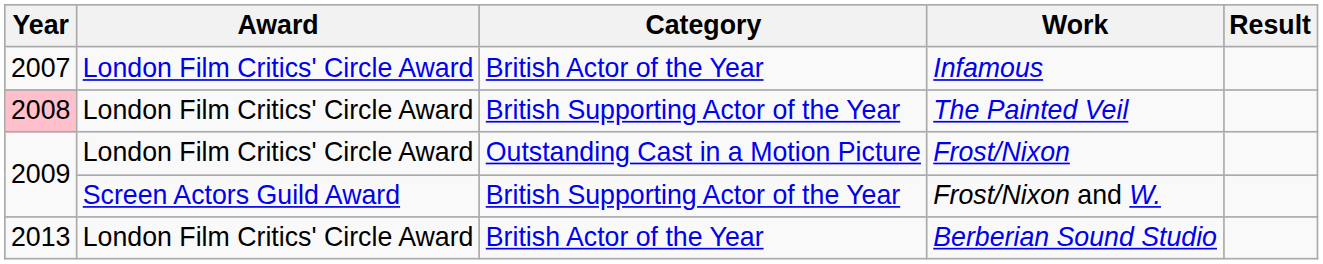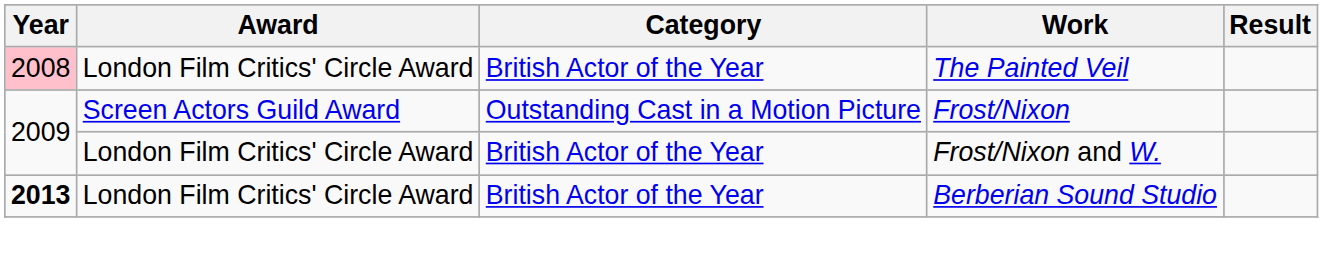- row: (988, 68)
(693, 110) British Supporting Actor of the Year -> (625, 68) British Actor of the Year
(278, 152) London Film Critics' Circle Award -> (241, 110) Screen Actors Guild Award
(241, 195) Screen Actors Guild Award -> (278, 152) London Film Critics' Circle Award
(693, 195) British Supporting Actor of the Year -> (625, 152) British Actor of the Year
(41, 237) normal -> (41, 195) bold
